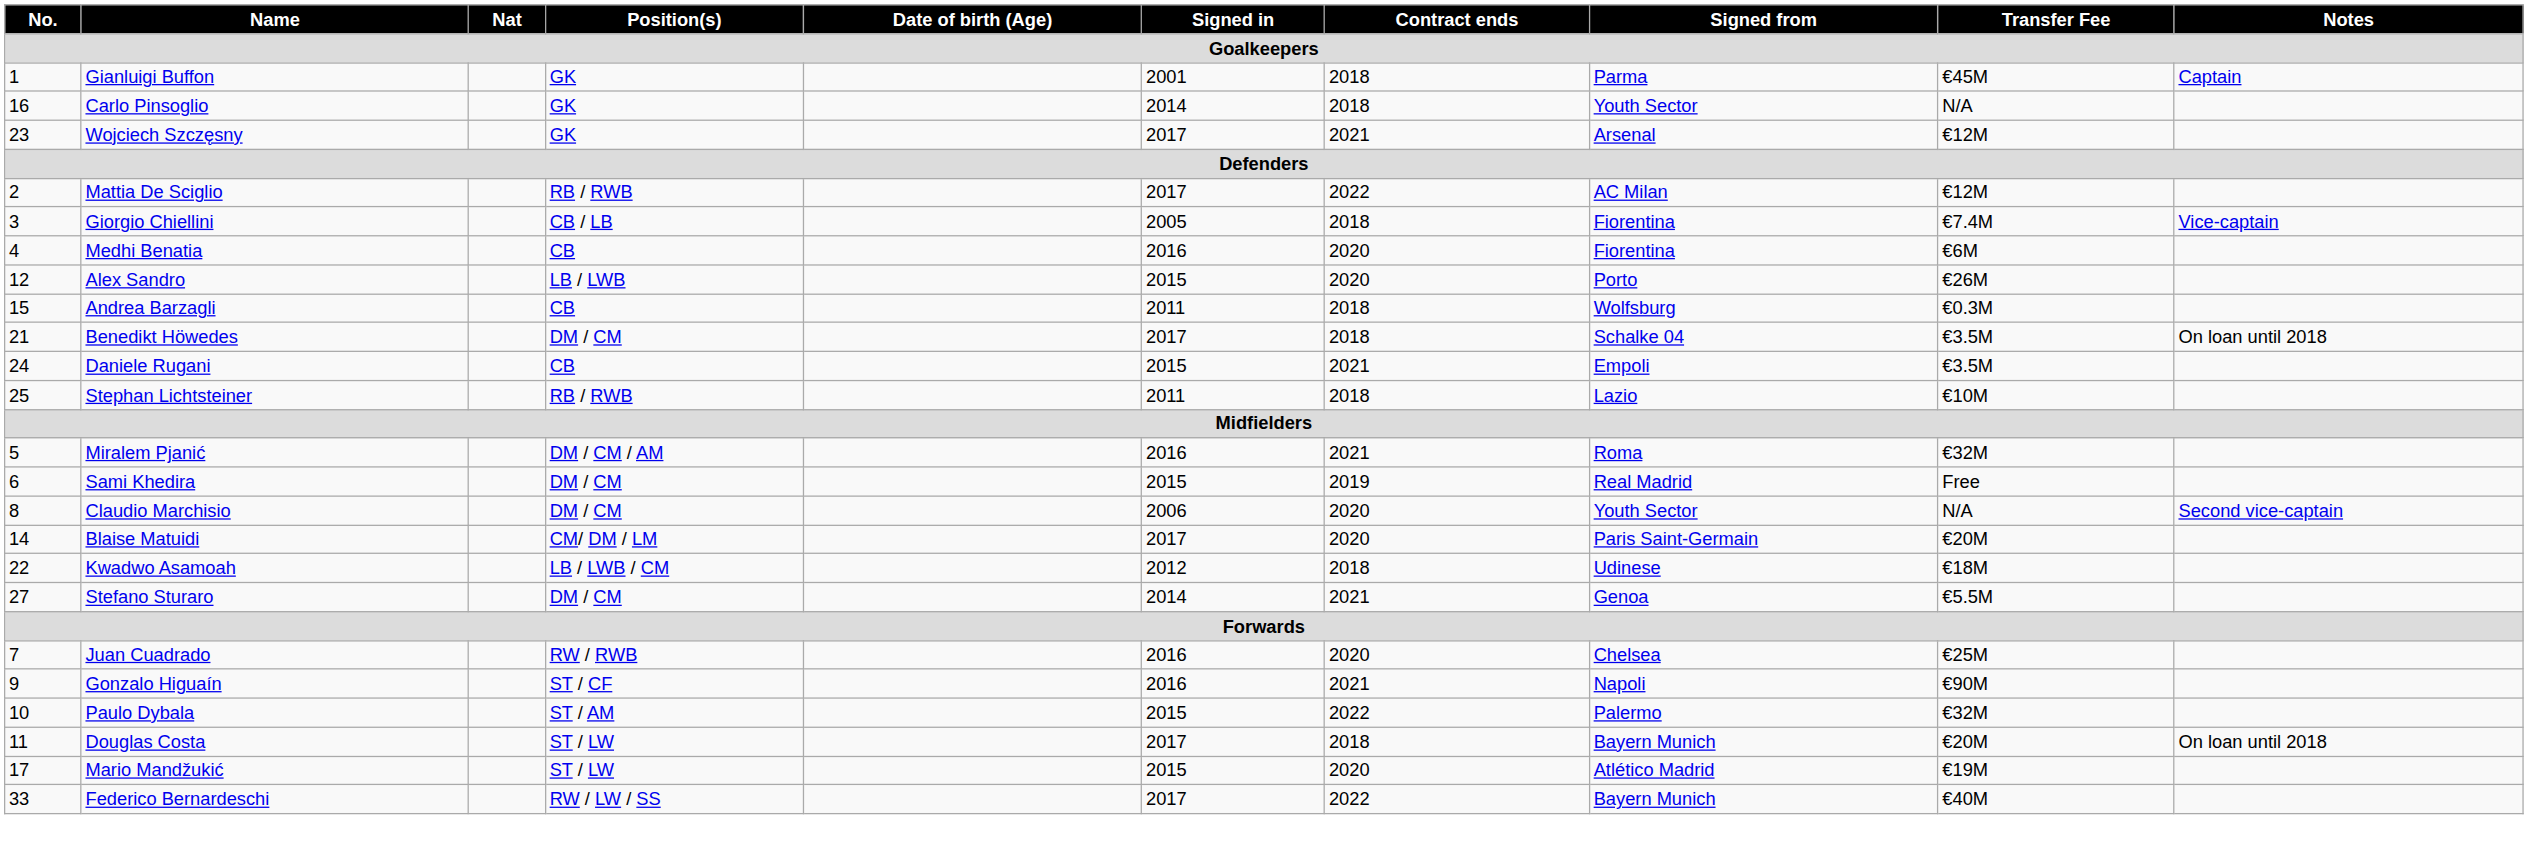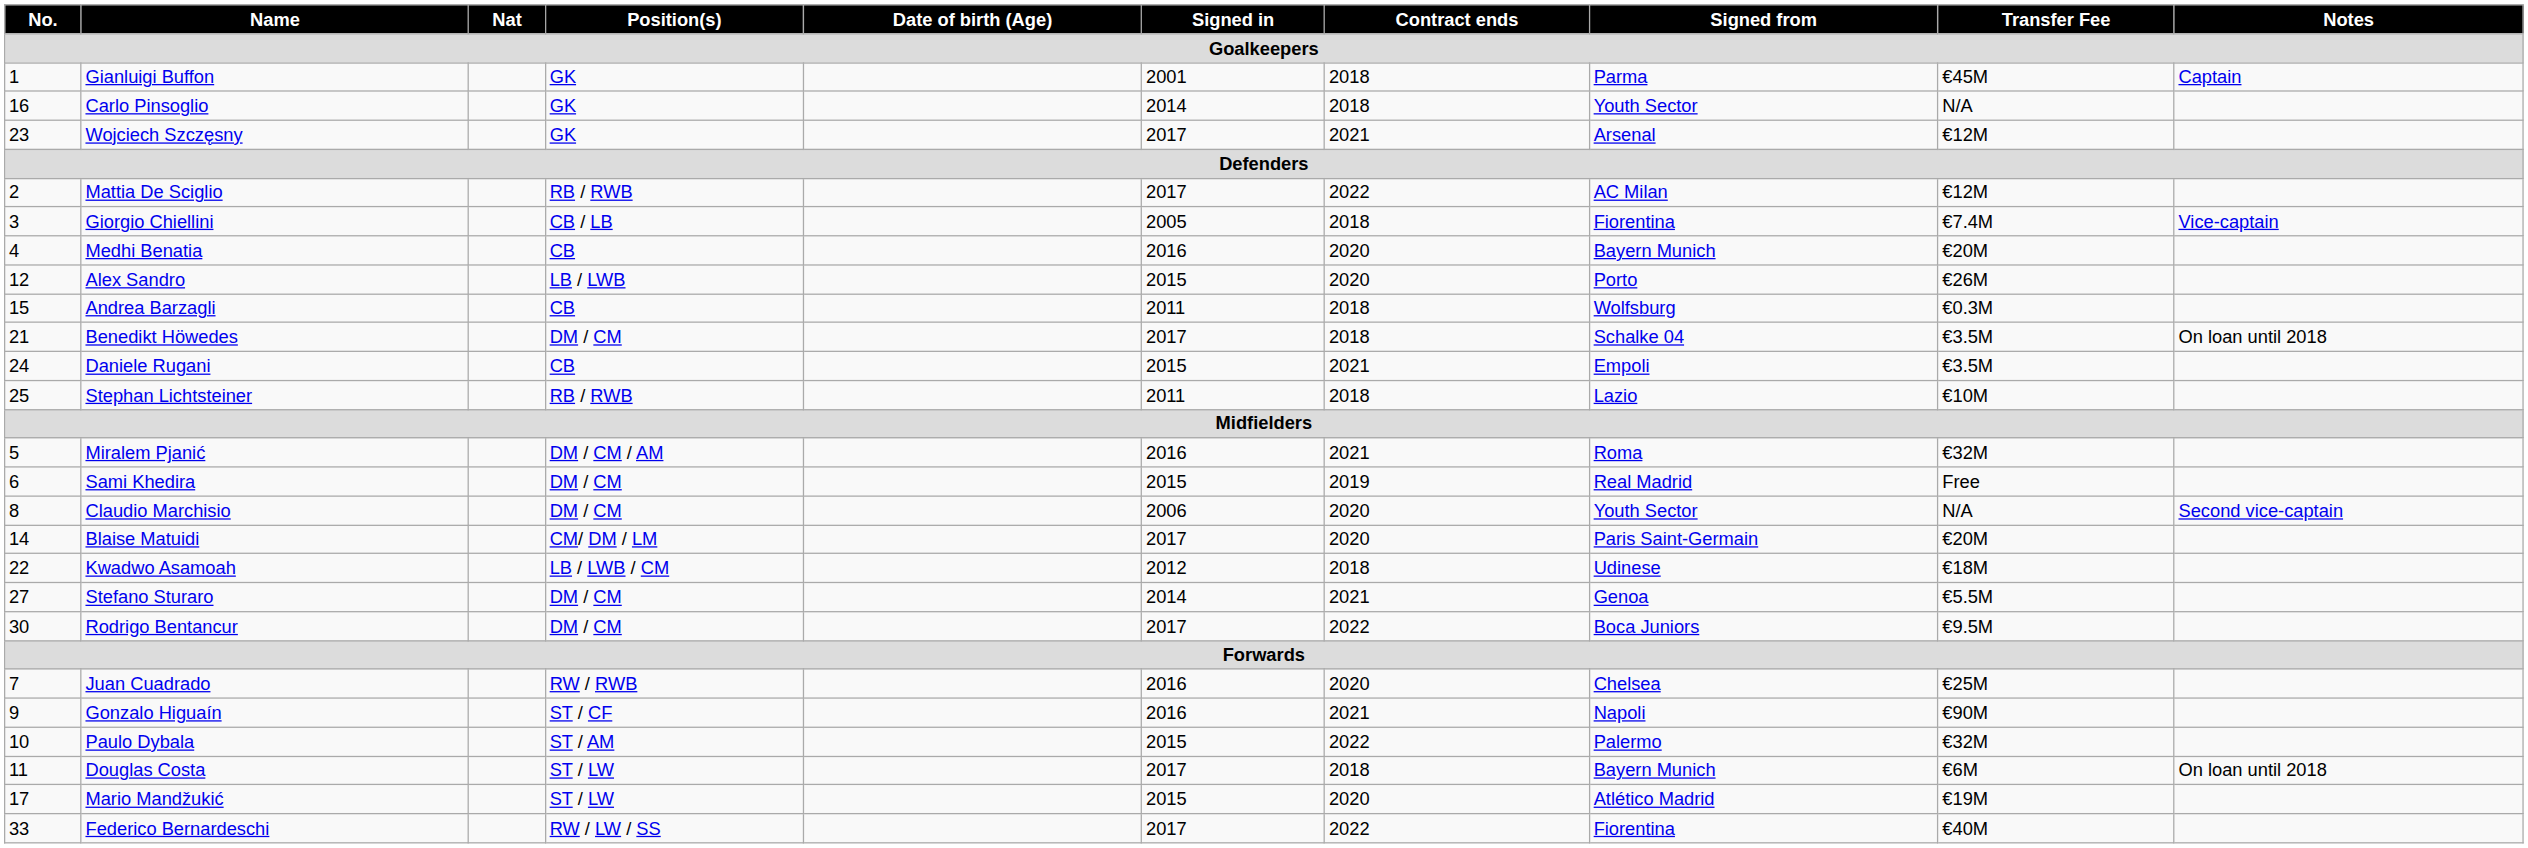(1634, 251) Fiorentina -> (1655, 251) Bayern Munich
(1960, 251) €6M -> (1965, 251) €20M
+ row: (162, 626)
(1965, 742) €20M -> (1960, 771) €6M
(1655, 800) Bayern Munich -> (1634, 828) Fiorentina
